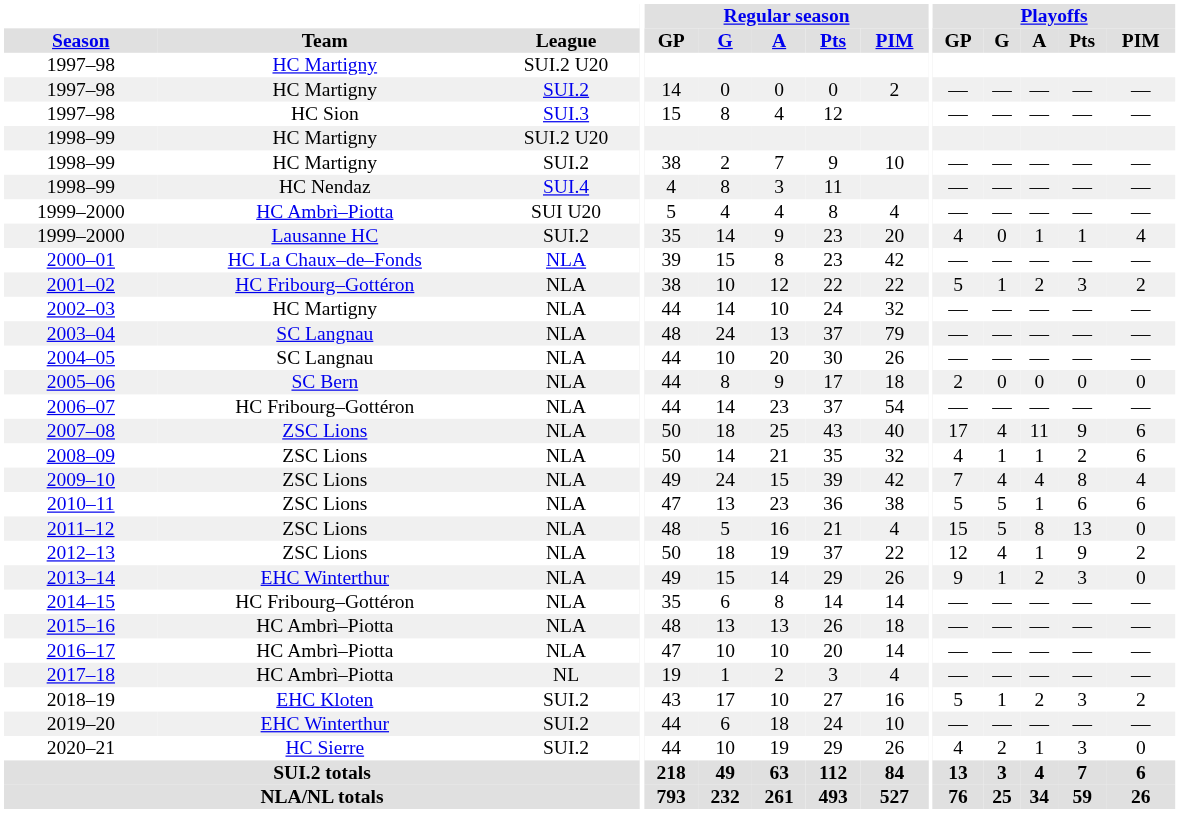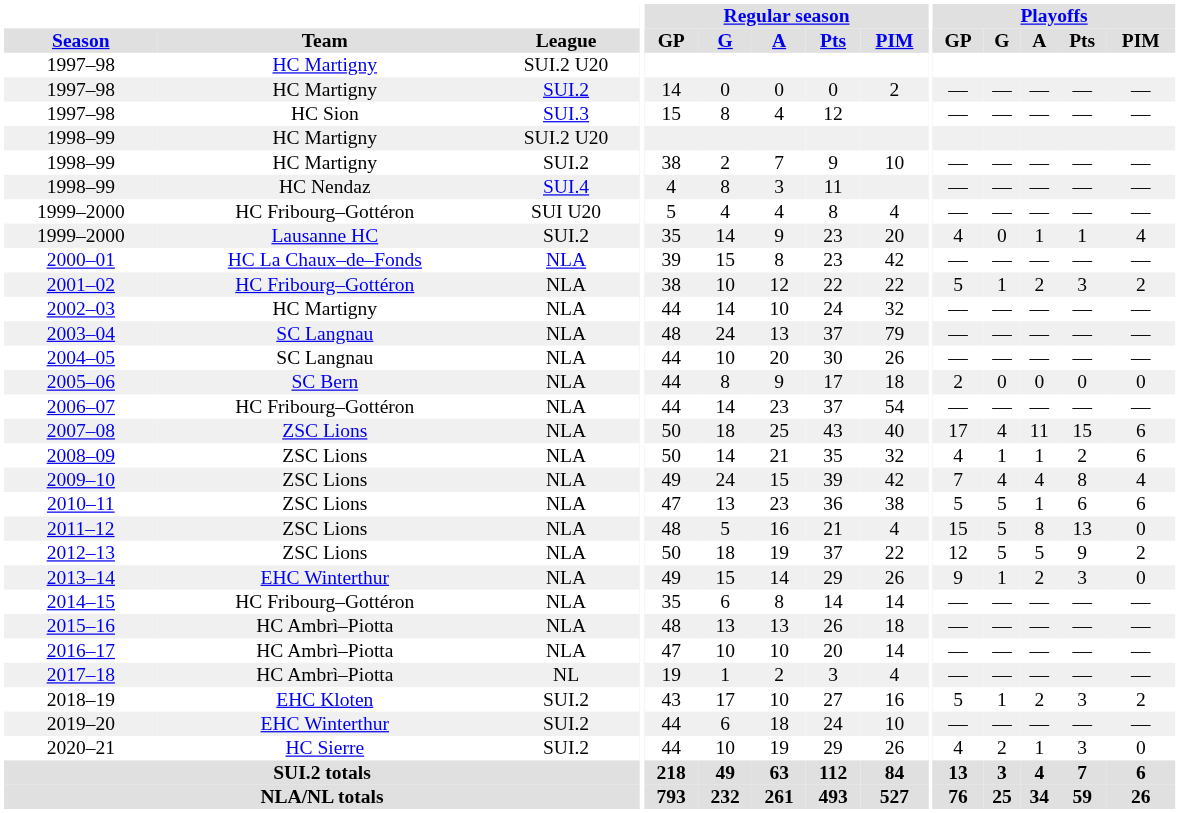(325, 211) HC Ambrì–Piotta -> (325, 211) HC Fribourg–Gottéron
(1082, 430) 9 -> (1082, 430) 15
(1002, 552) 4 -> (1002, 552) 5
(1039, 552) 1 -> (1039, 552) 5
